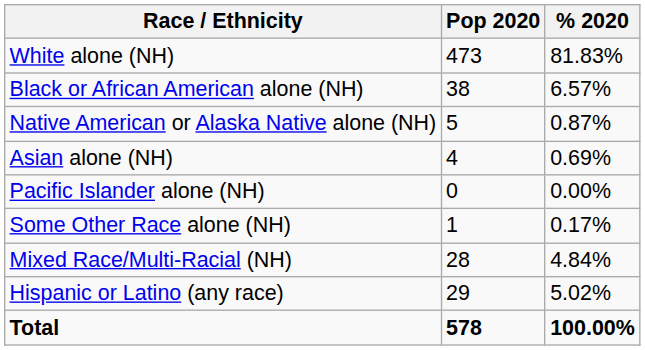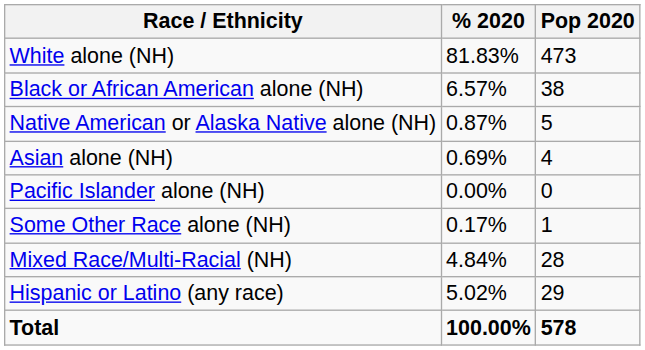columns swapped: (493, 21) <-> (592, 21)
